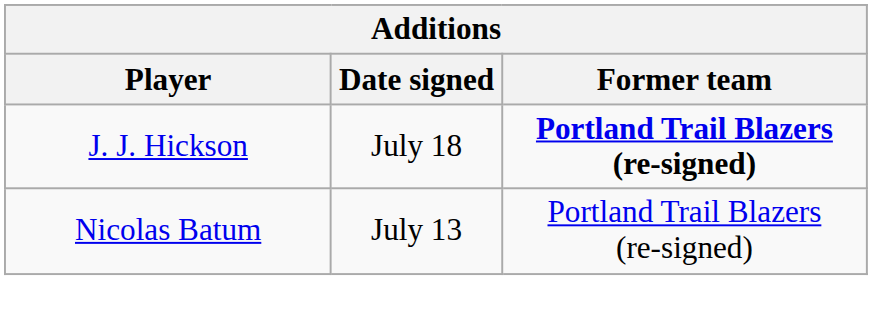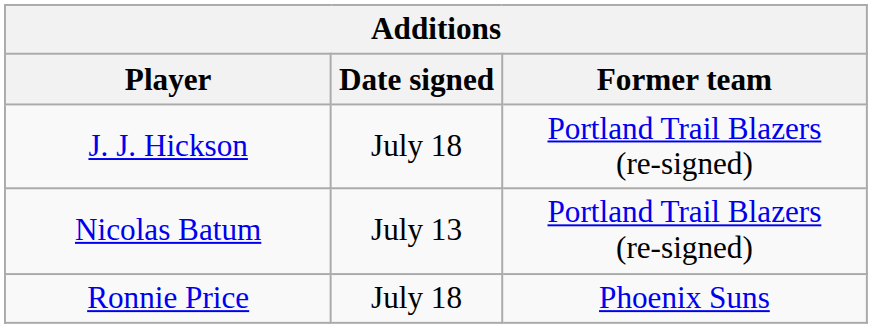(684, 145) bold -> (684, 145) normal
+ row: (168, 297)
